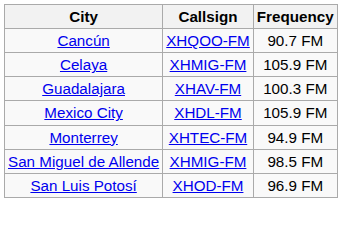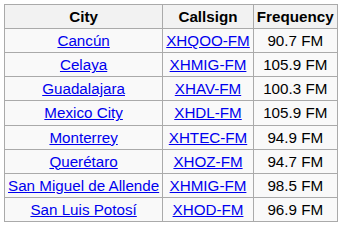+ row: (84, 161)
